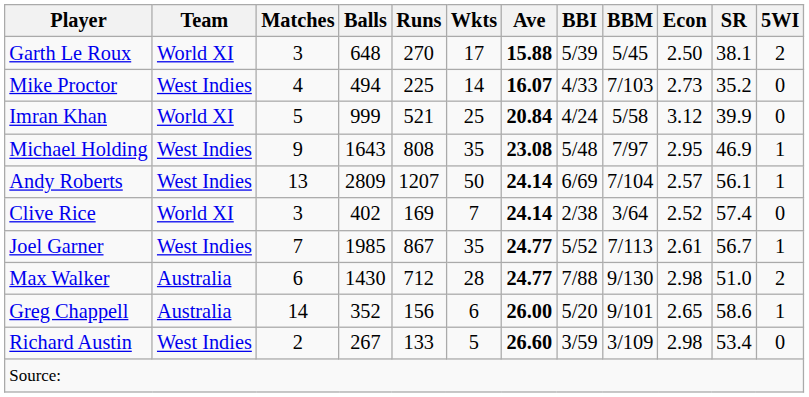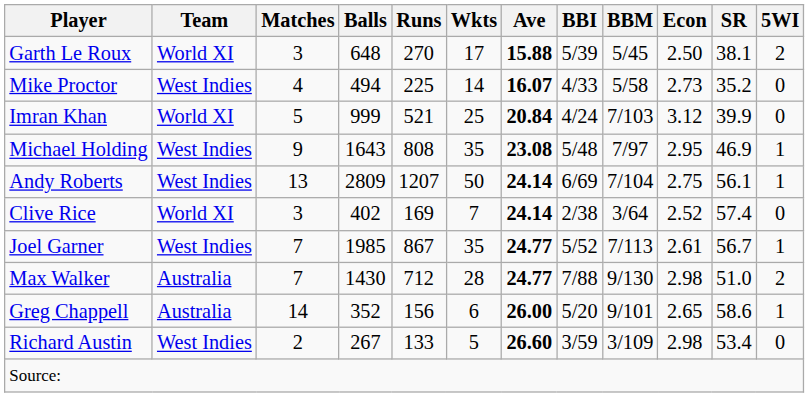(630, 85) 7/103 -> (630, 85) 5/58
(630, 117) 5/58 -> (630, 117) 7/103
(685, 181) 2.57 -> (685, 181) 2.75
(298, 278) 6 -> (298, 278) 7
